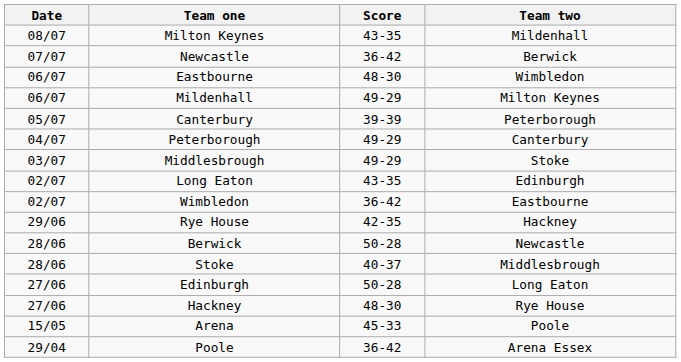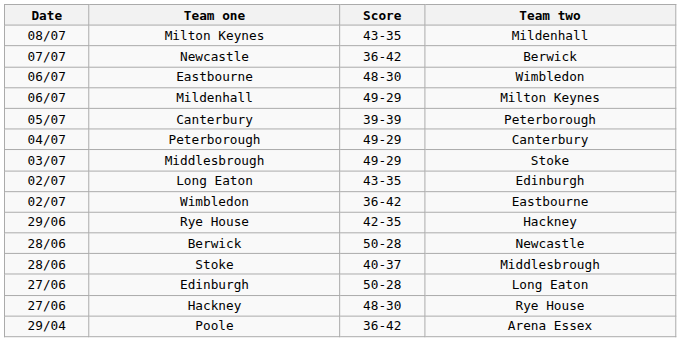- row: (214, 326)
